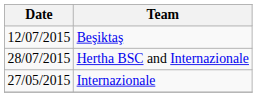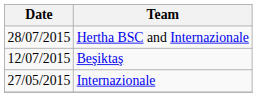rows swapped: (163, 59) <-> (100, 37)
